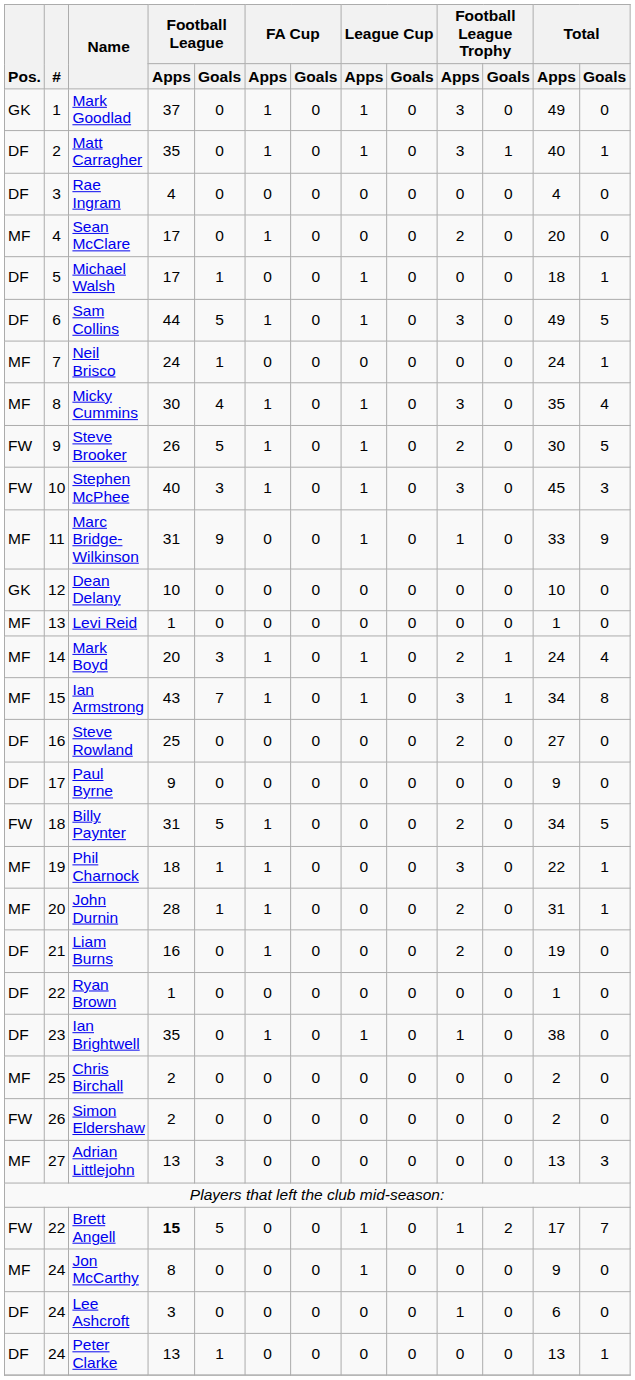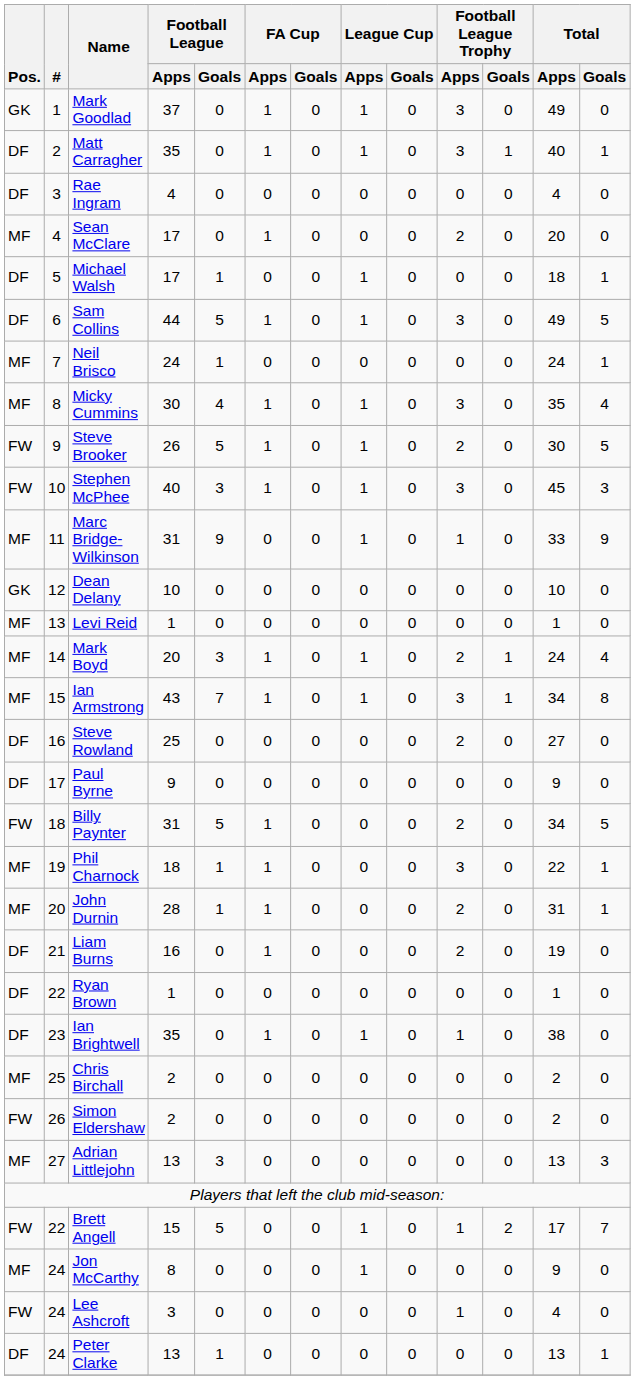(171, 1228) bold -> (171, 1228) normal
(18, 1312) DF -> (20, 1312) FW
(556, 1312) 6 -> (556, 1312) 4
